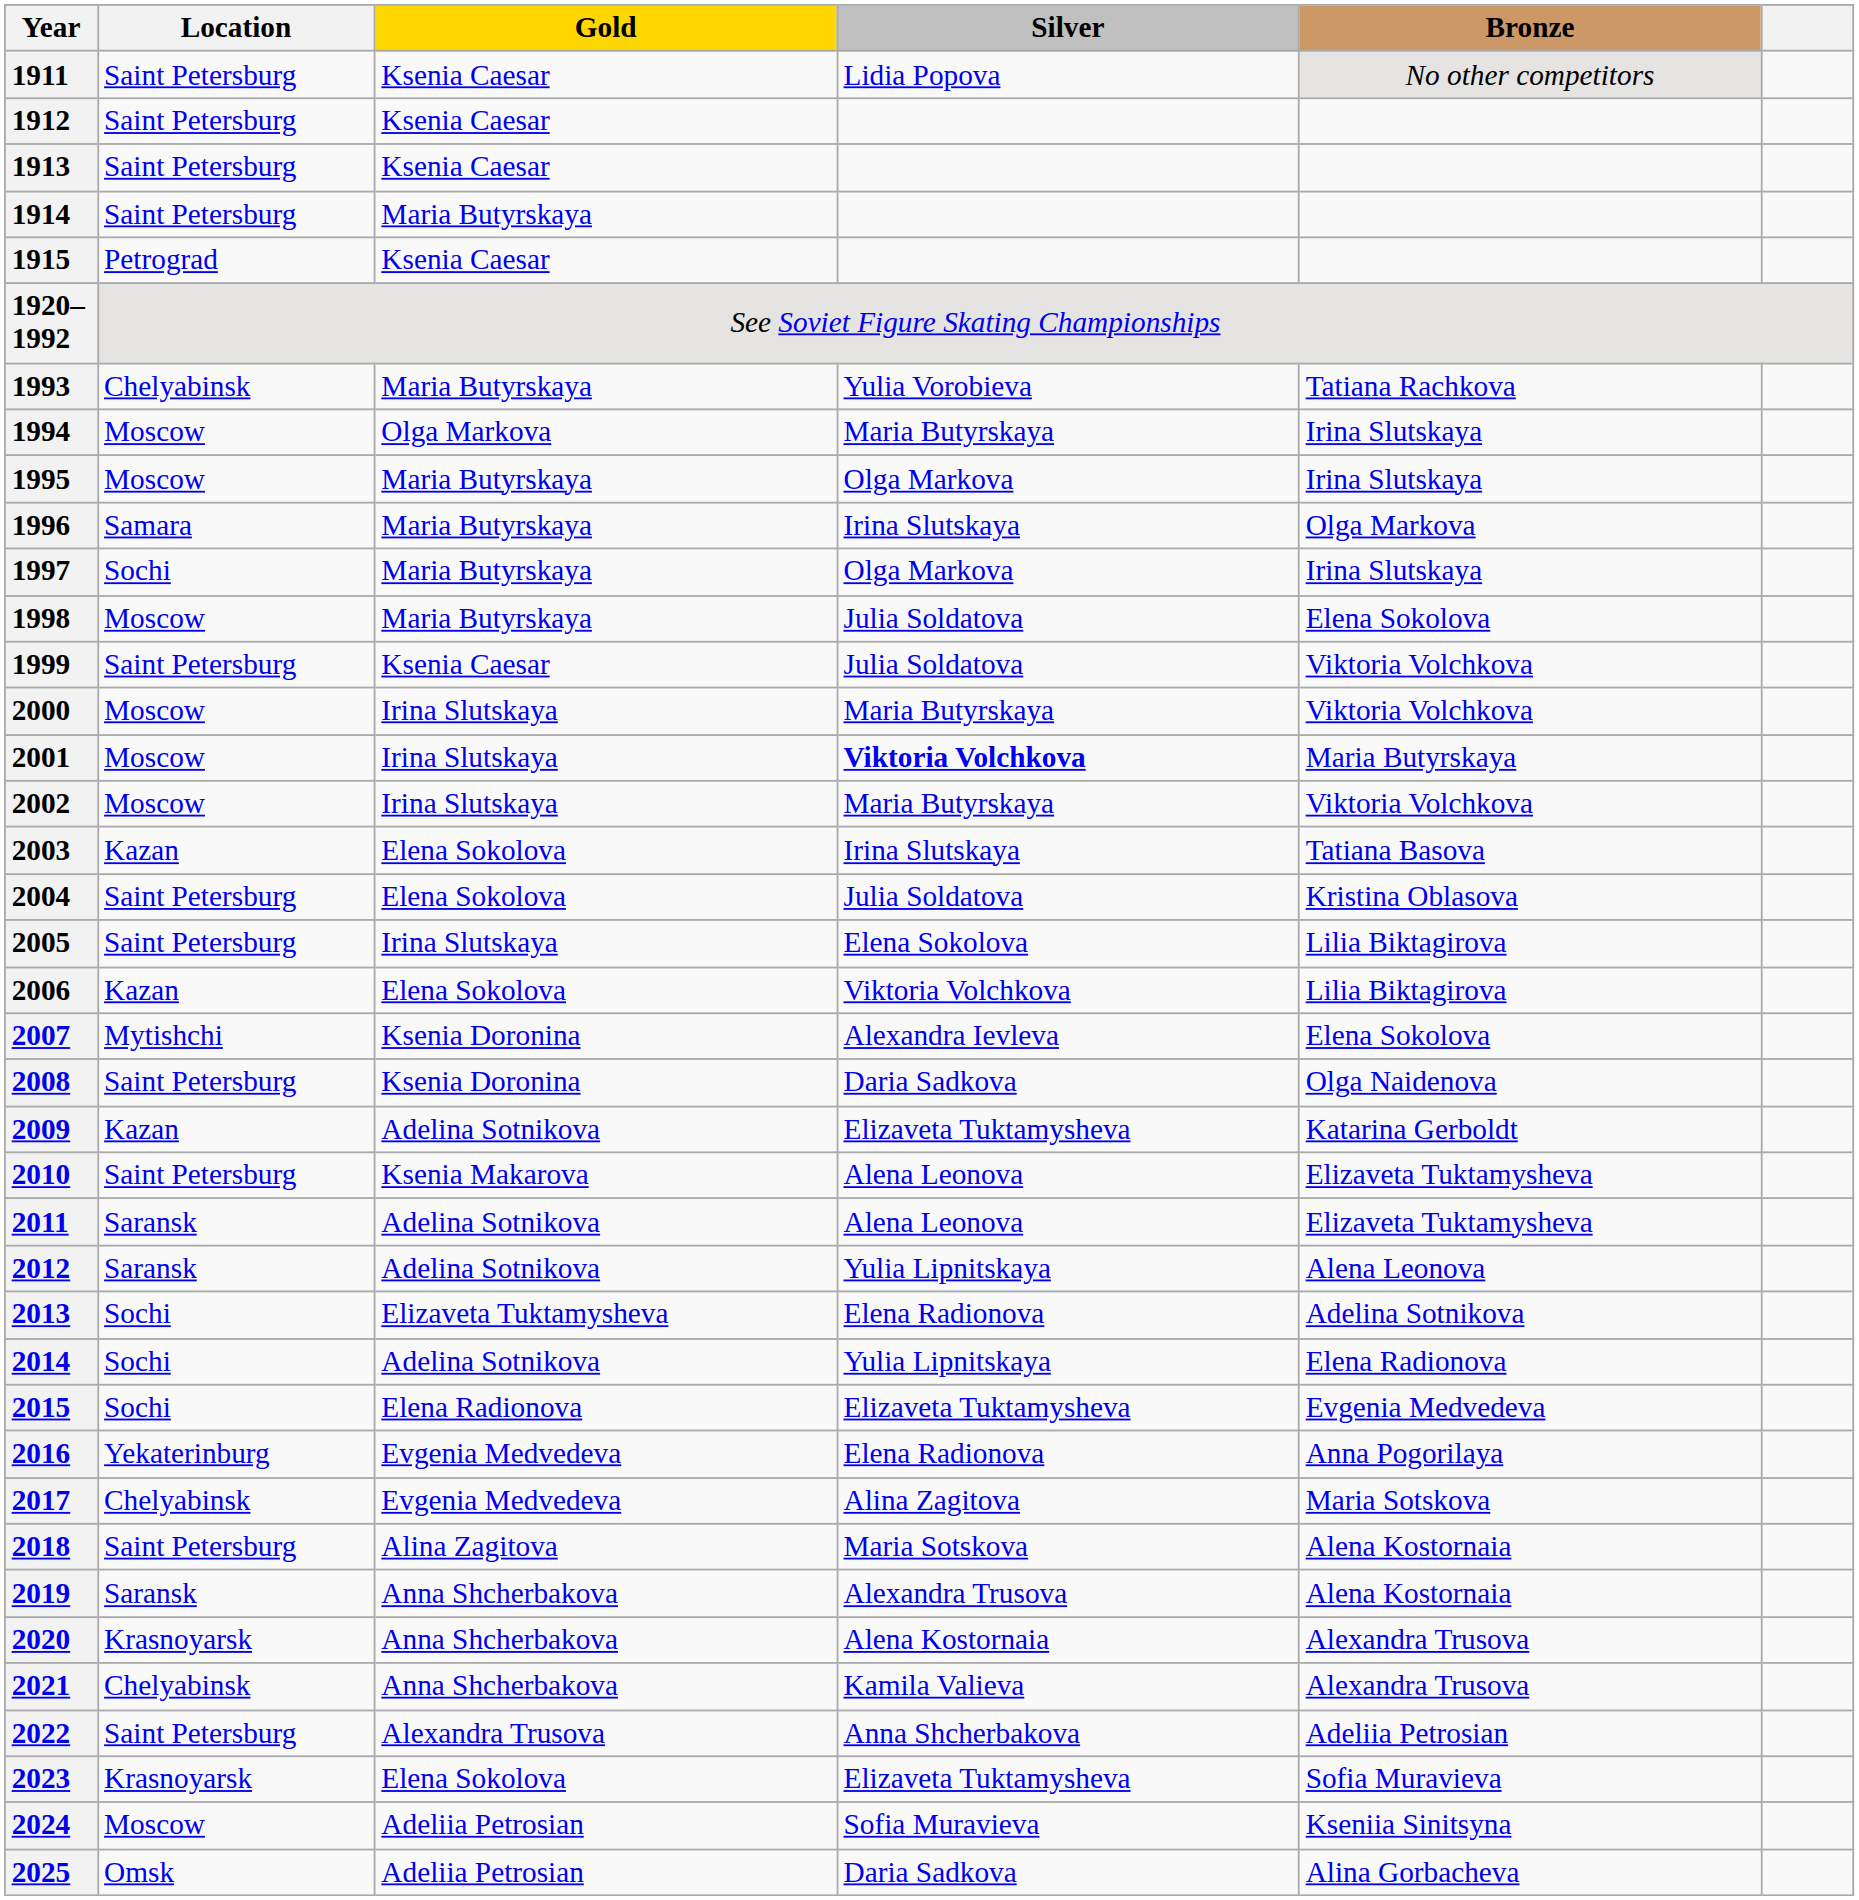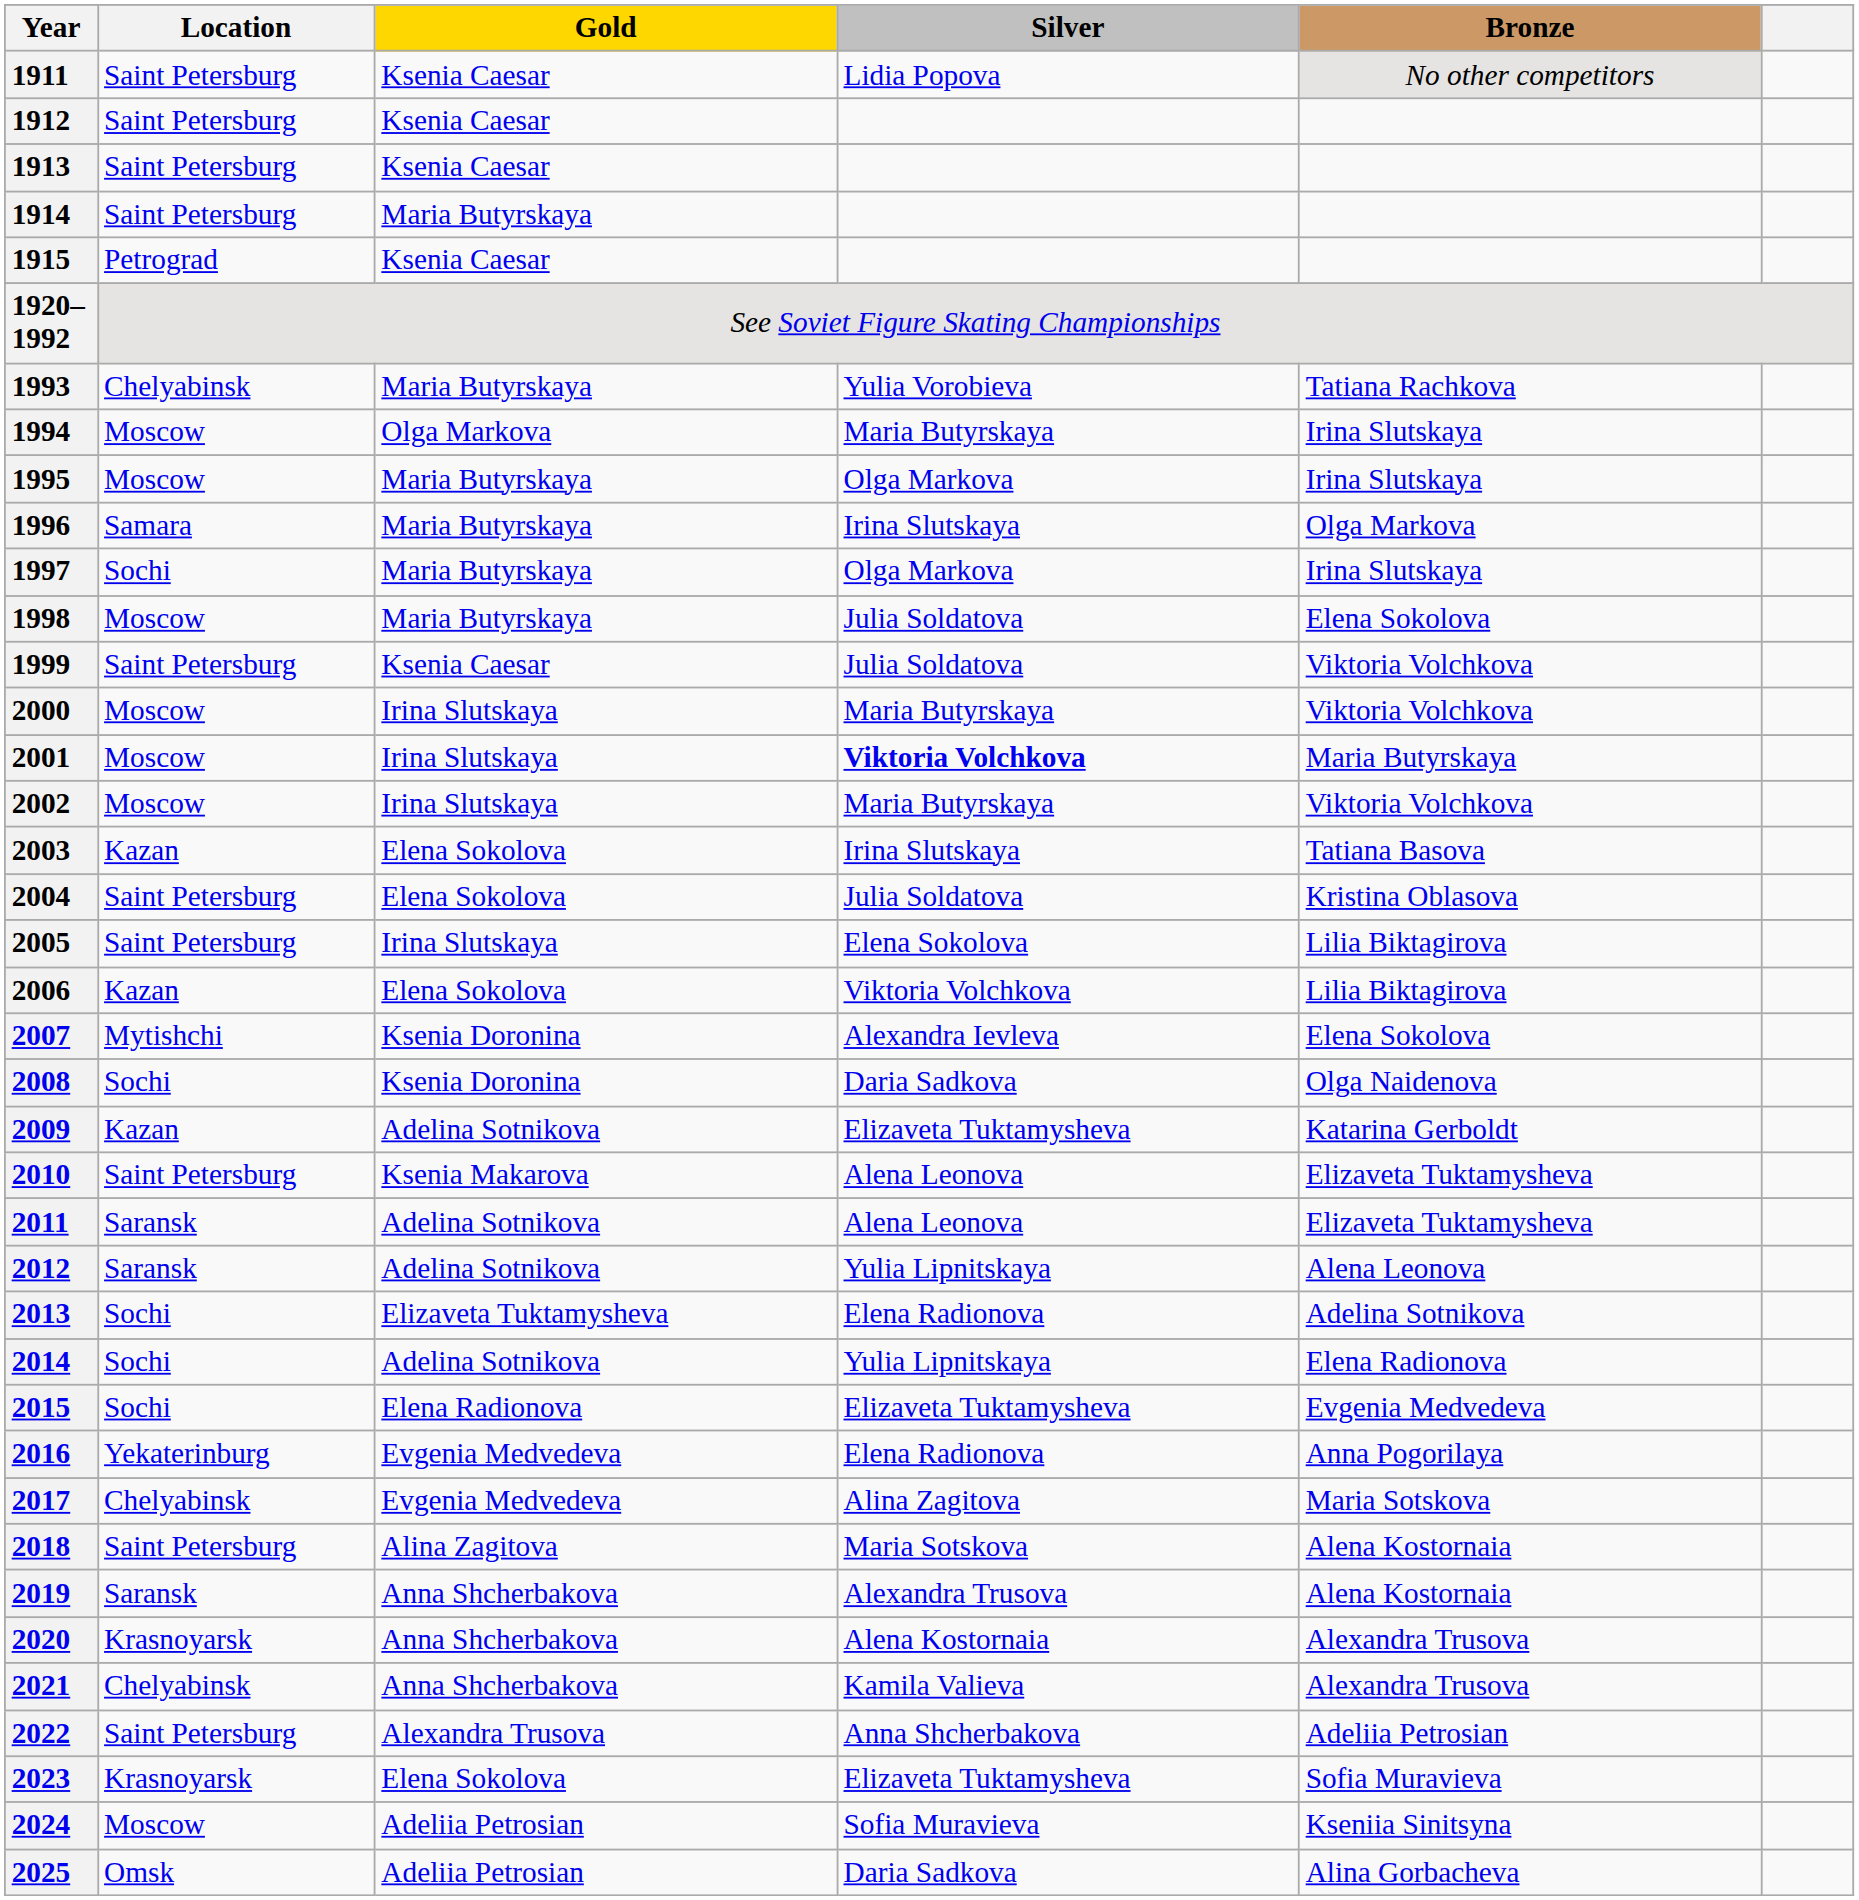(200, 1082) Saint Petersburg -> (137, 1082) Sochi
